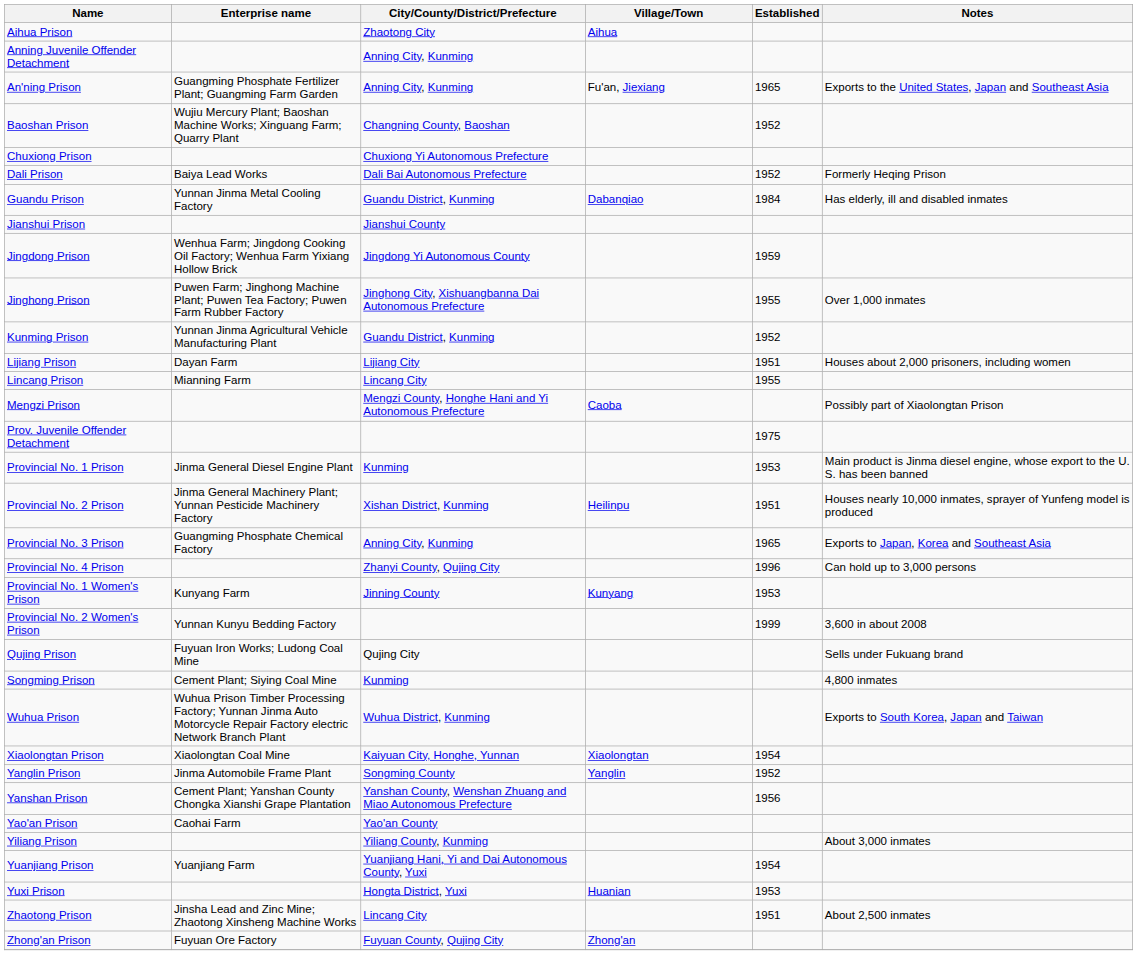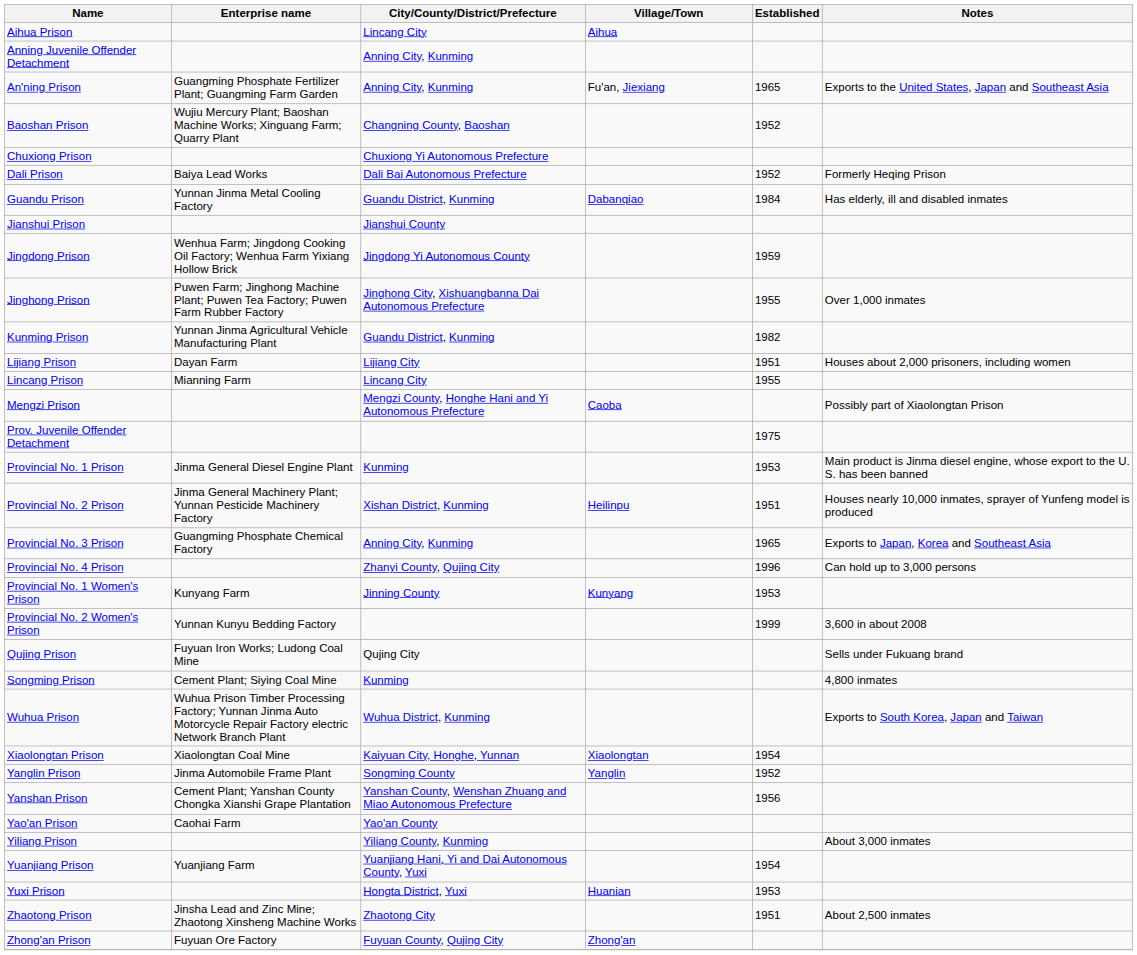(399, 31) Zhaotong City -> (395, 31) Lincang City
(768, 337) 1952 -> (768, 337) 1982
(395, 915) Lincang City -> (399, 915) Zhaotong City
